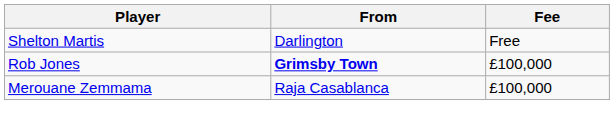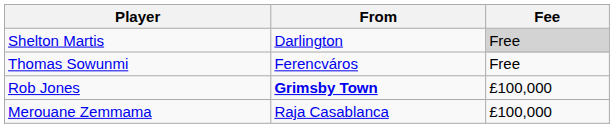(505, 40) no background -> (505, 40) lightgrey background
+ row: (68, 64)
